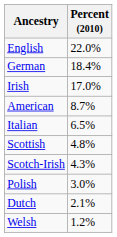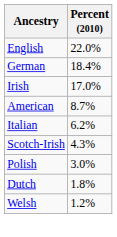(83, 125) 6.5% -> (83, 125) 6.2%
- row: (26, 145)
(83, 203) 2.1% -> (83, 184) 1.8%
